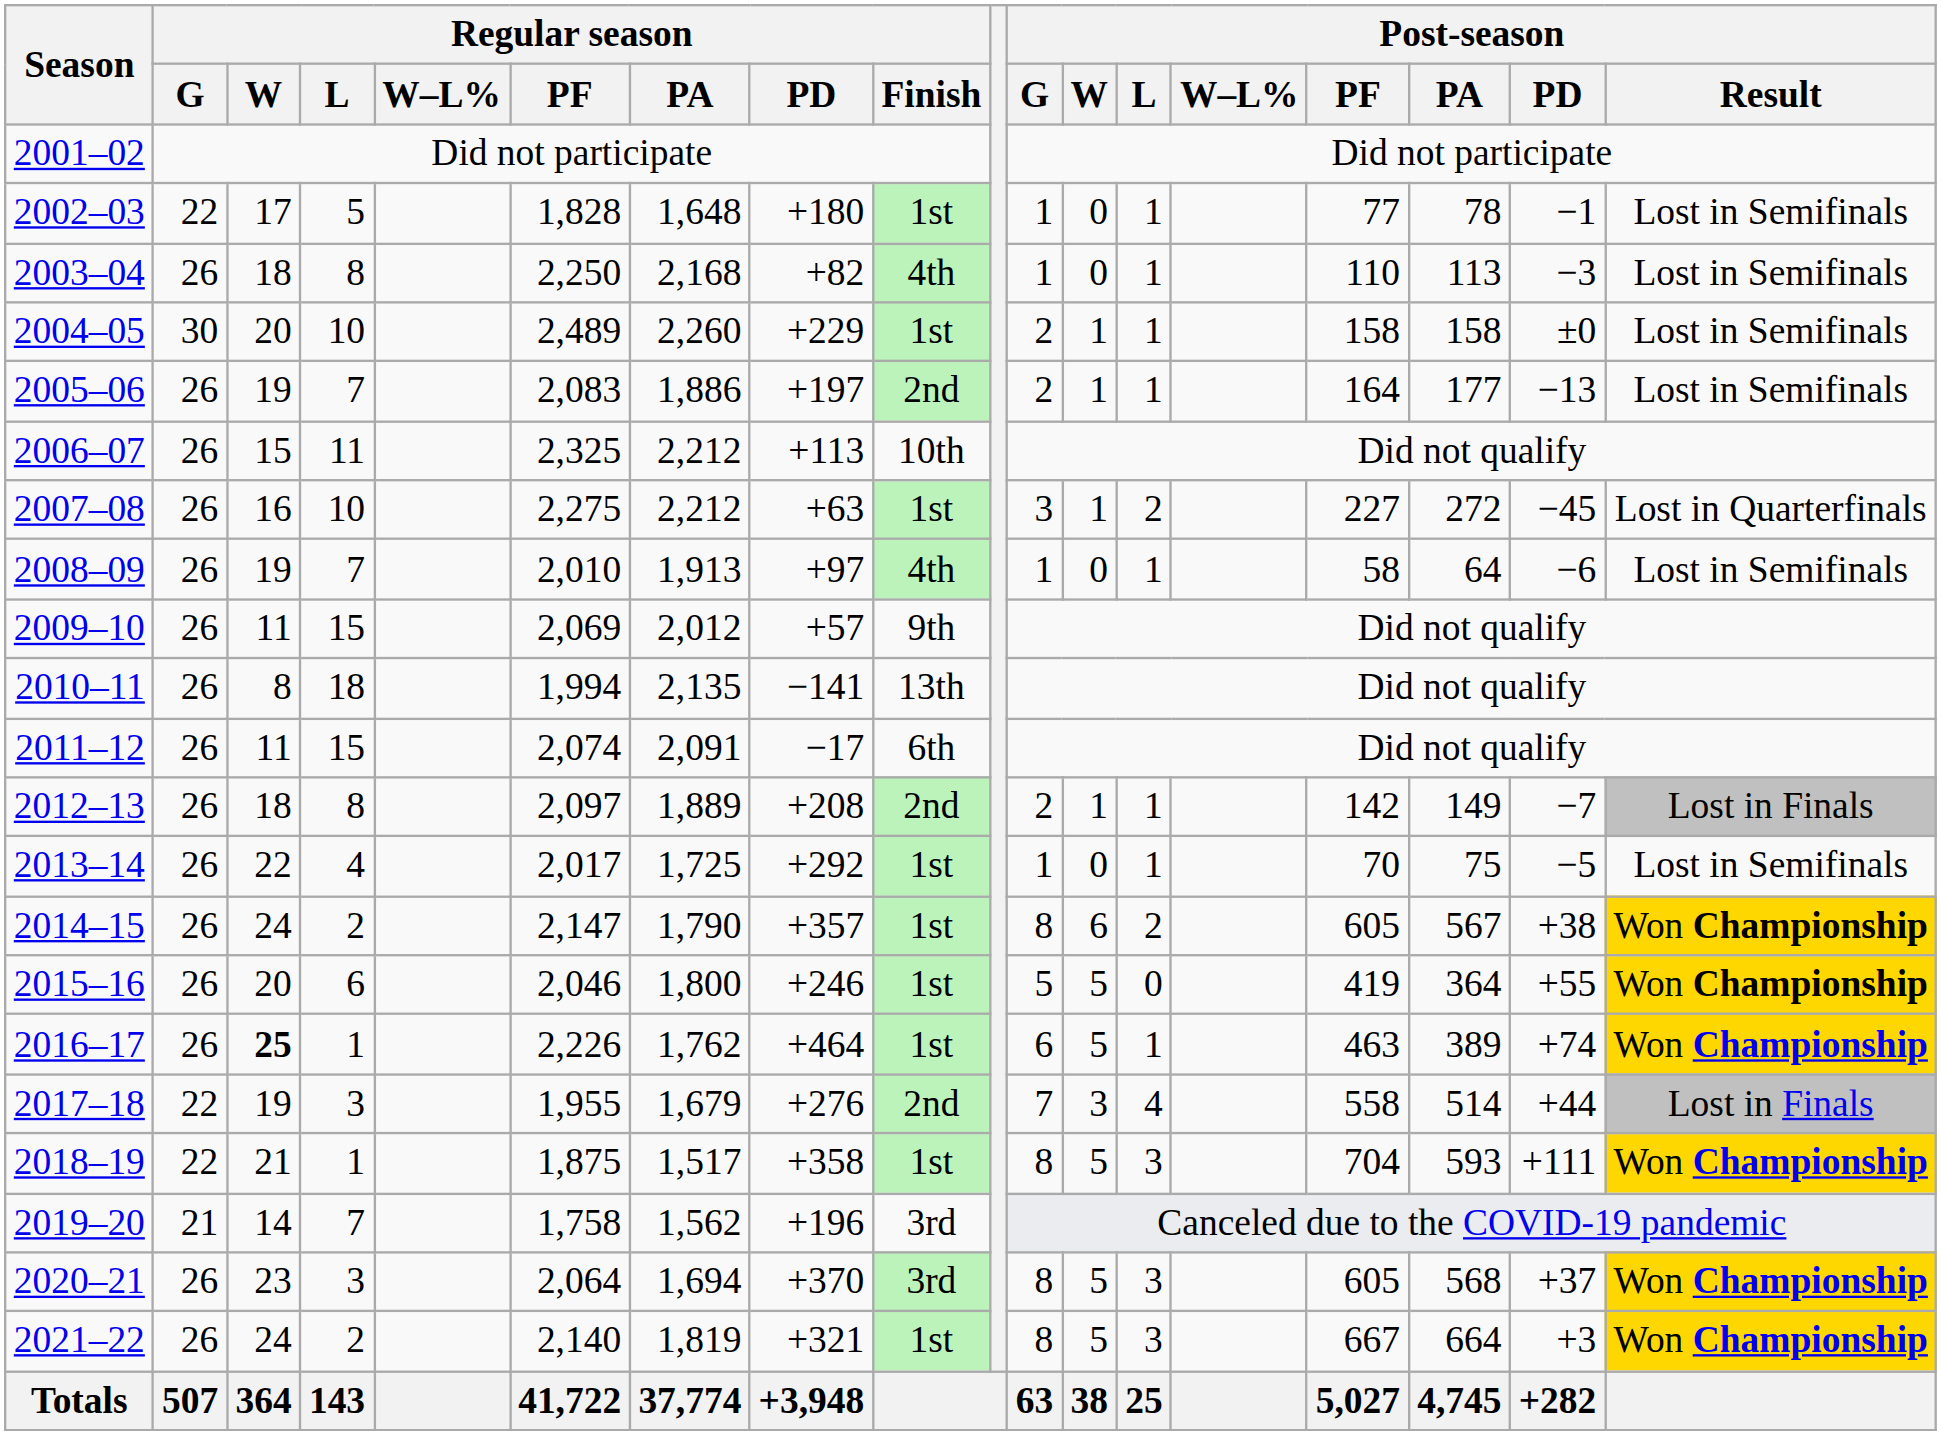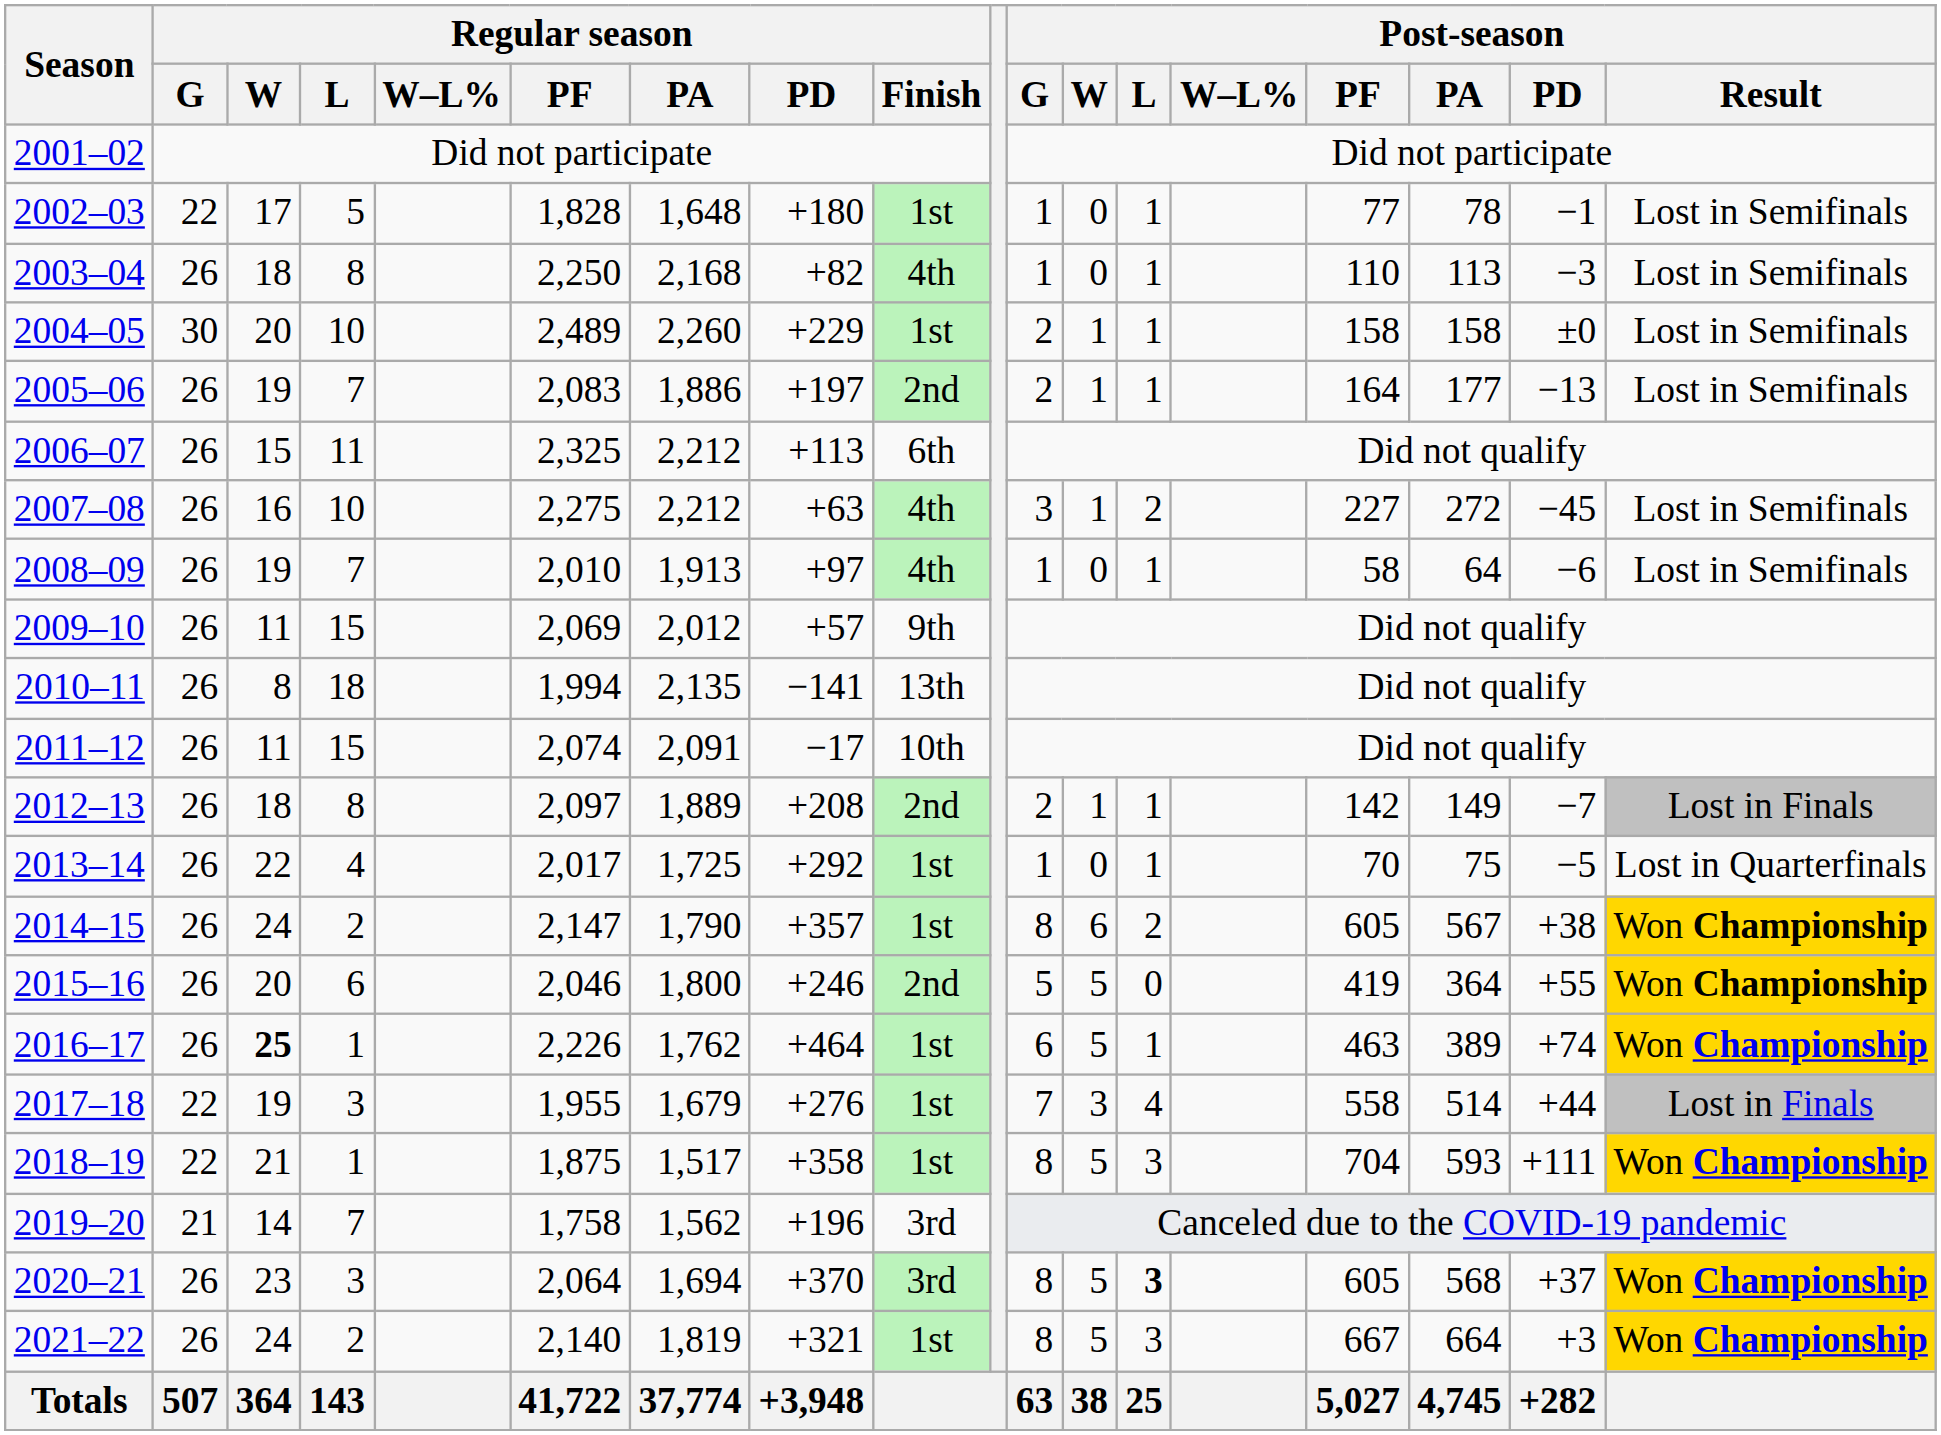(931, 449) 10th -> (931, 449) 6th
(931, 509) 1st -> (931, 509) 4th
(1771, 509) Lost in Quarterfinals -> (1771, 509) Lost in Semifinals
(931, 746) 6th -> (931, 746) 10th
(1771, 865) Lost in Semifinals -> (1771, 865) Lost in Quarterfinals
(931, 984) 1st -> (931, 984) 2nd
(931, 1102) 2nd -> (931, 1102) 1st
(1153, 1281) normal -> (1153, 1281) bold
